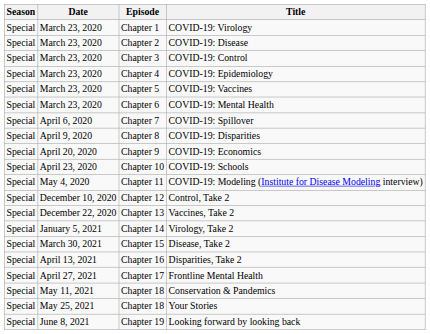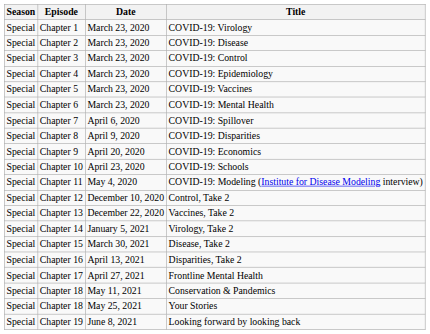columns swapped: (78, 12) <-> (143, 12)
